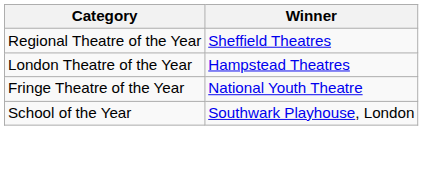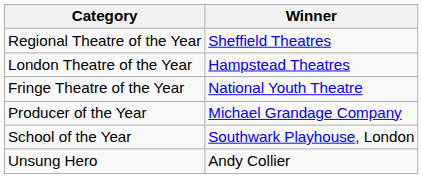+ row: (77, 112)
+ row: (53, 161)
